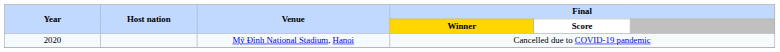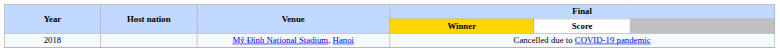(52, 41) 2020 -> (52, 41) 2018
